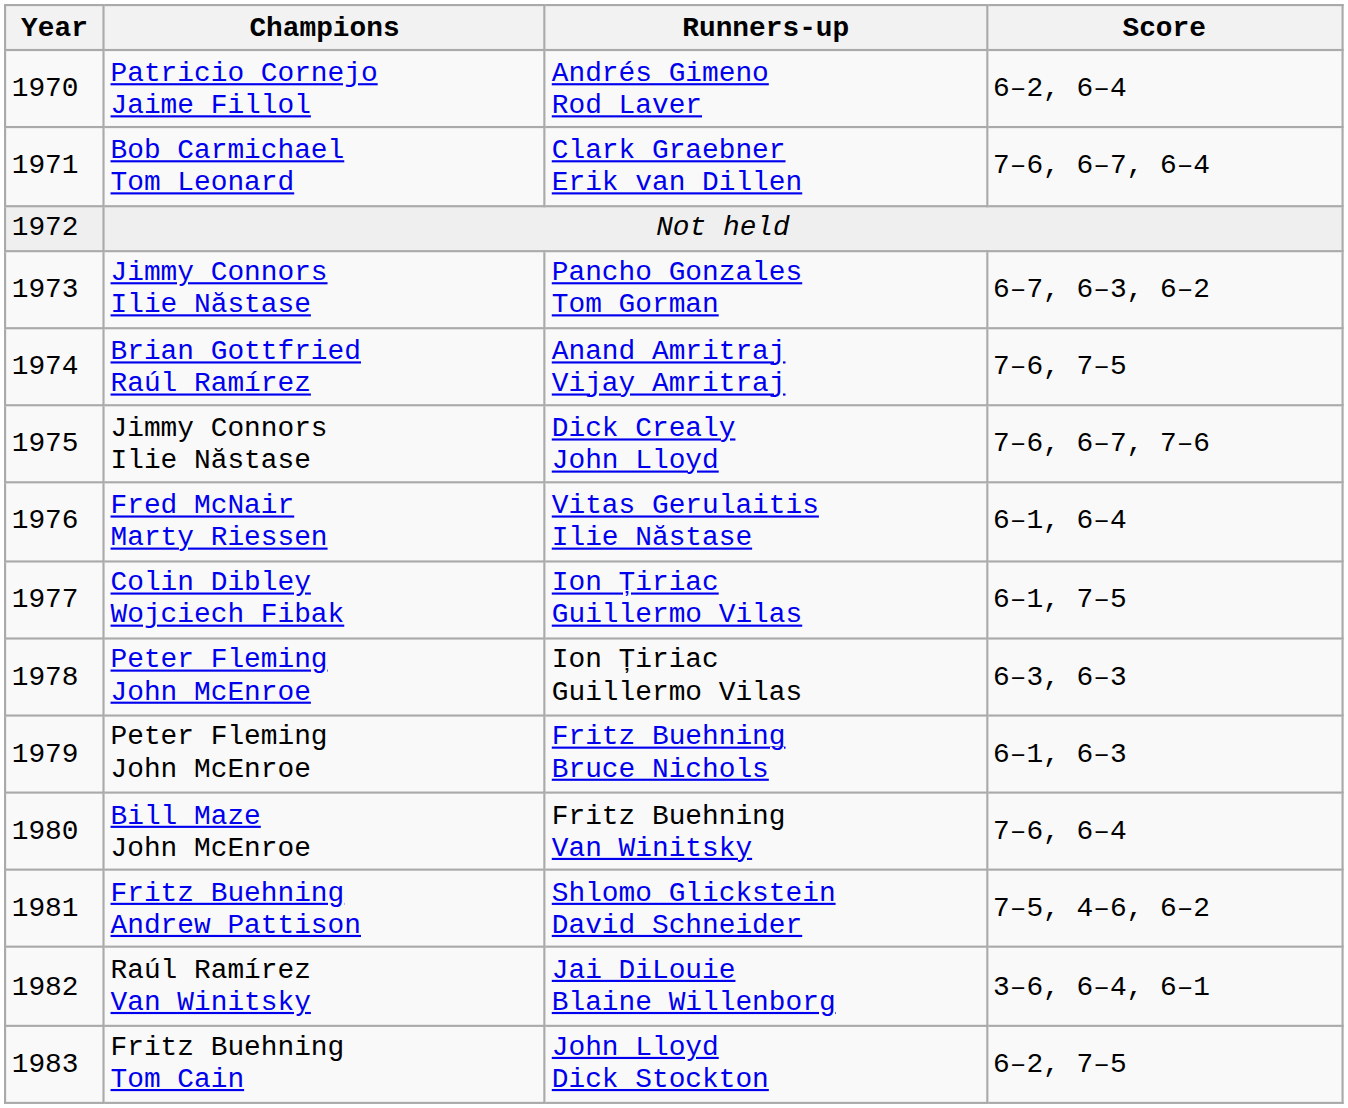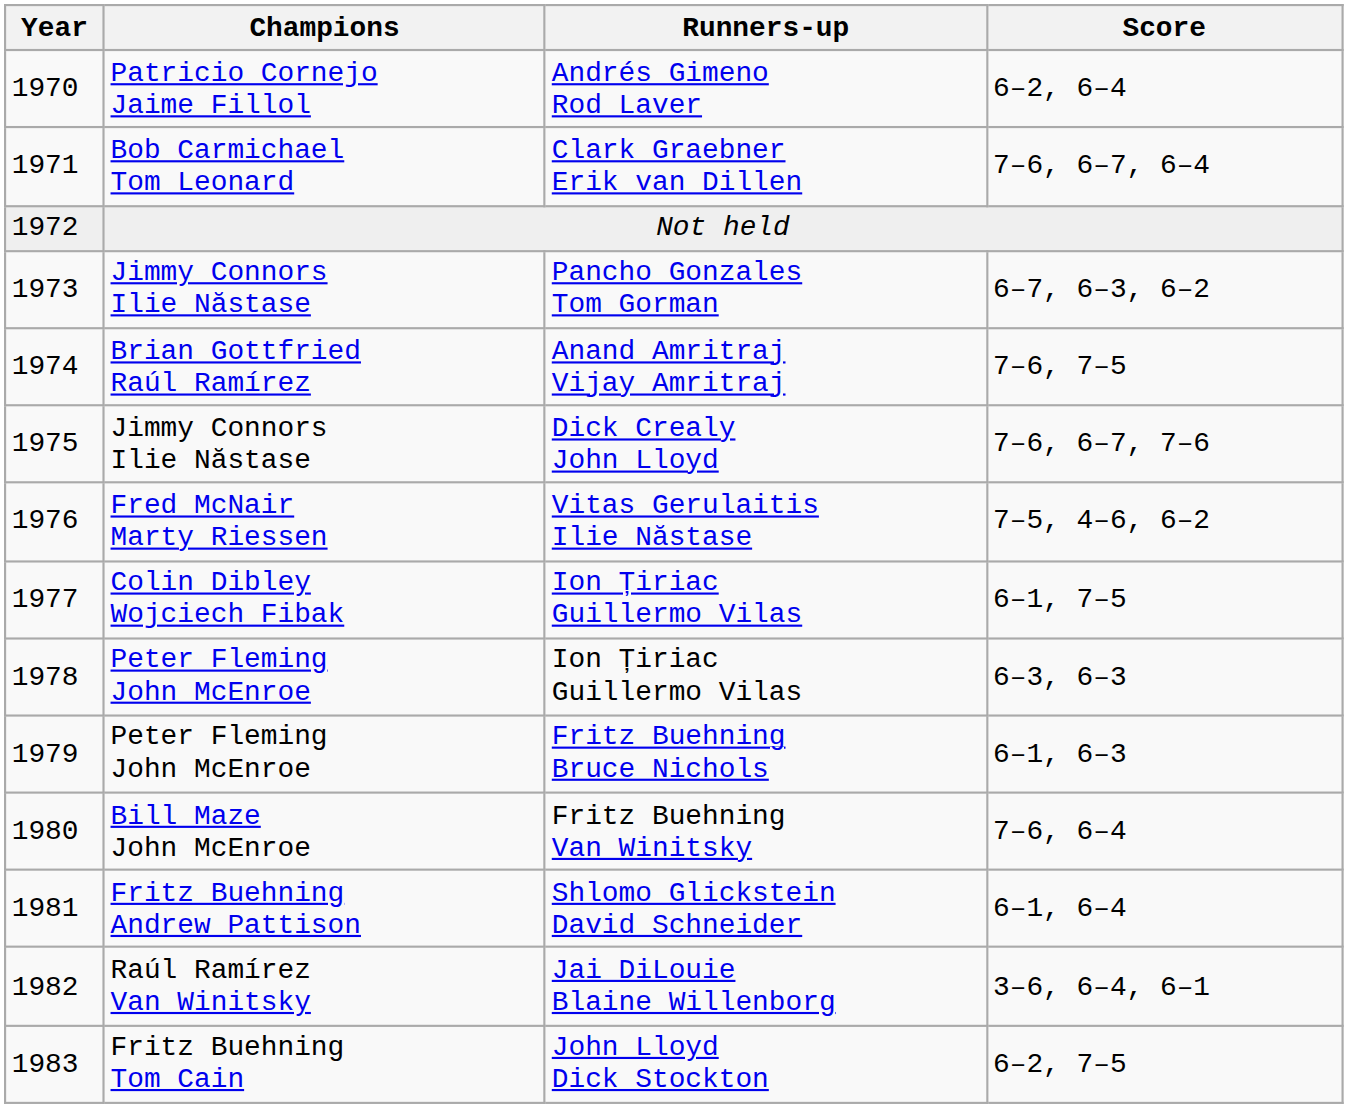(1060, 522) 6–1, 6–4 -> (1102, 522) 7–5, 4–6, 6–2
(1102, 909) 7–5, 4–6, 6–2 -> (1060, 909) 6–1, 6–4
